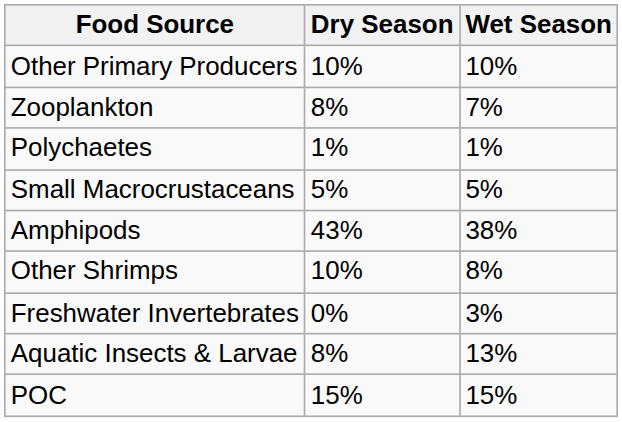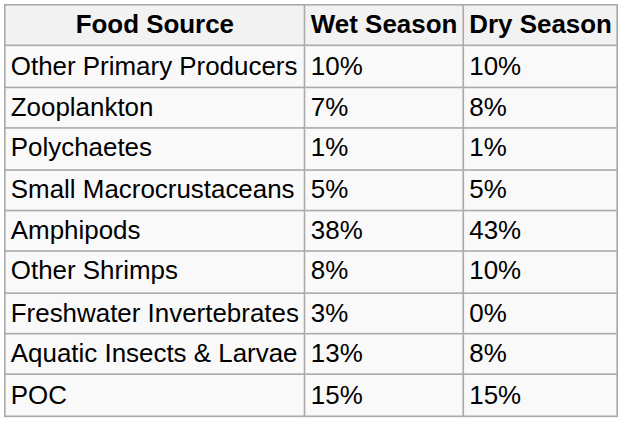columns swapped: (382, 25) <-> (539, 25)
